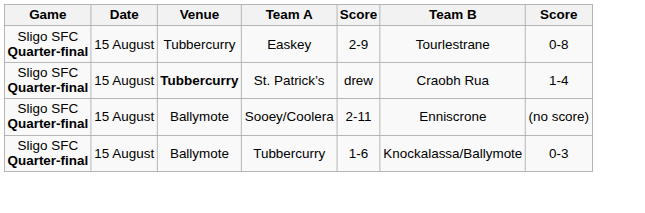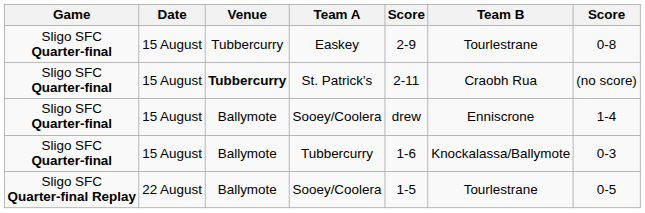(358, 80) drew -> (406, 80) 2-11
(559, 80) 1-4 -> (607, 80) (no score)
(358, 116) 2-11 -> (406, 116) drew
(559, 116) (no score) -> (607, 116) 1-4
+ row: (72, 189)
